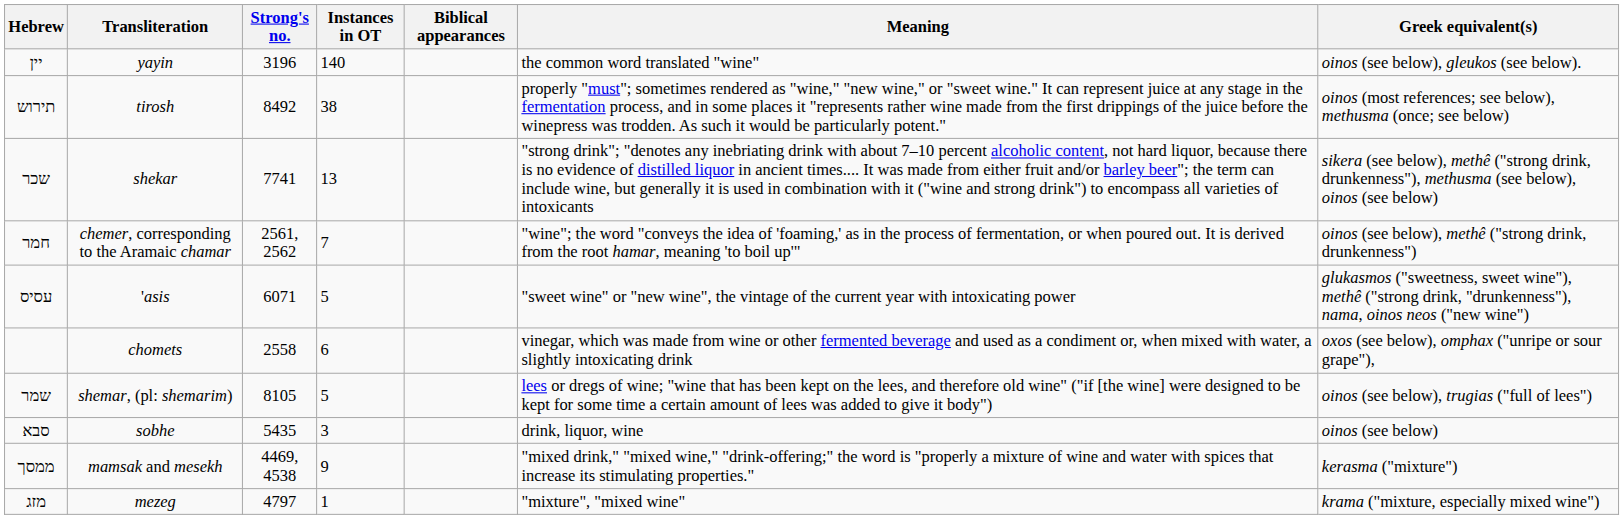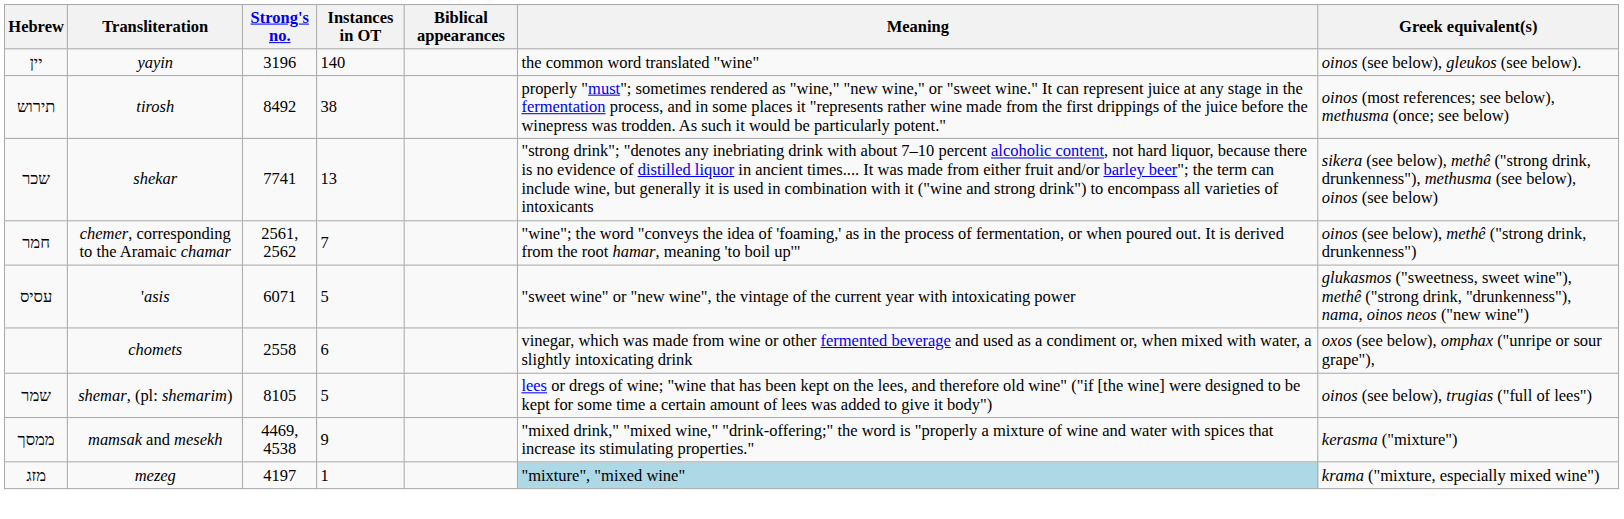- row: (36, 430)
(280, 501) 4797 -> (280, 475) 4197
(603, 501) no background -> (603, 475) lightblue background
